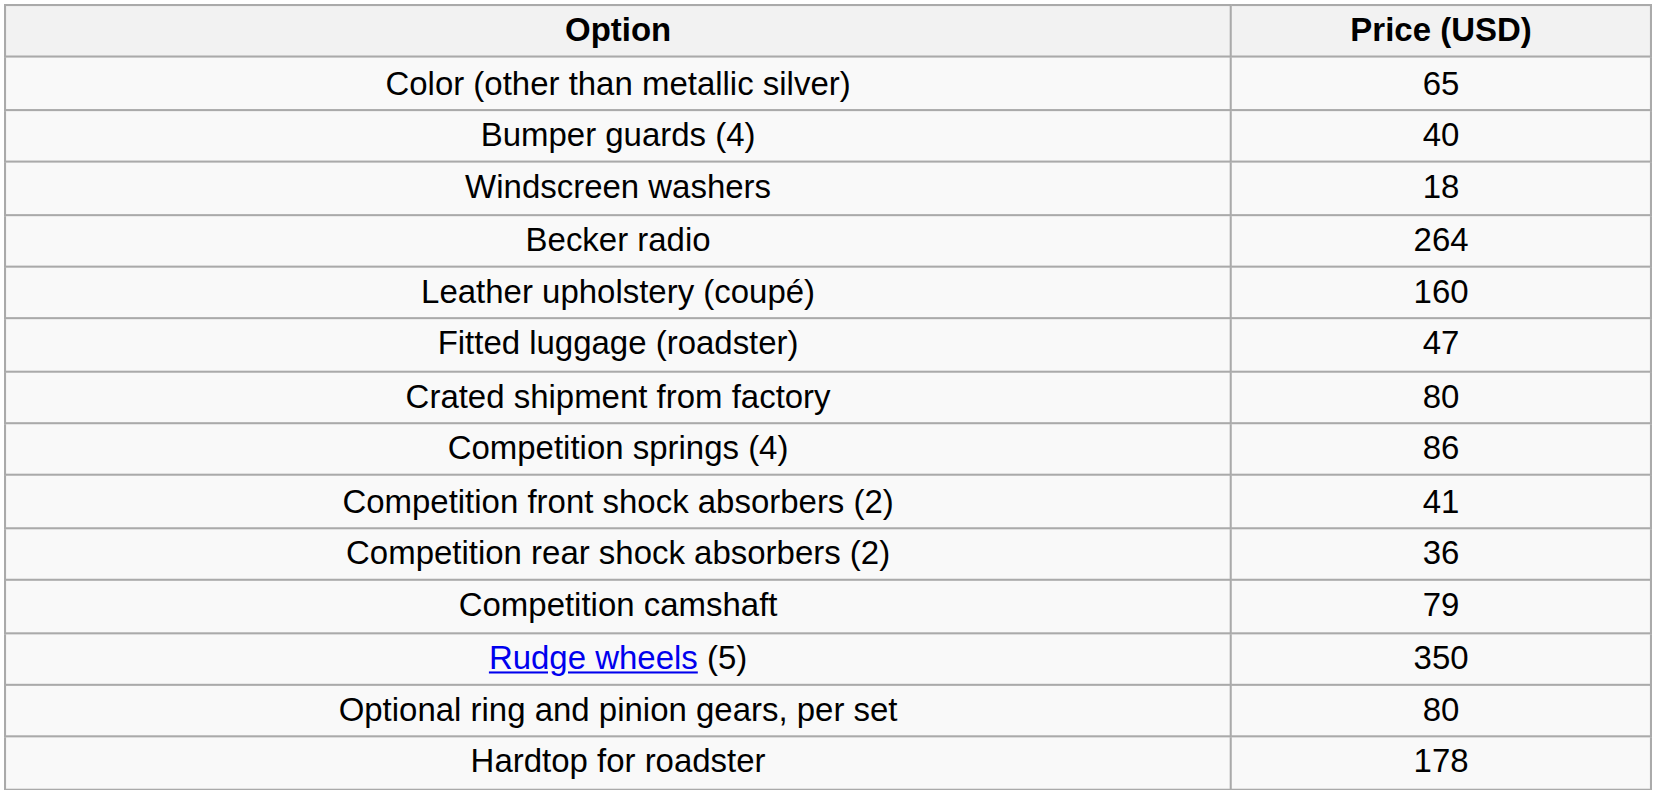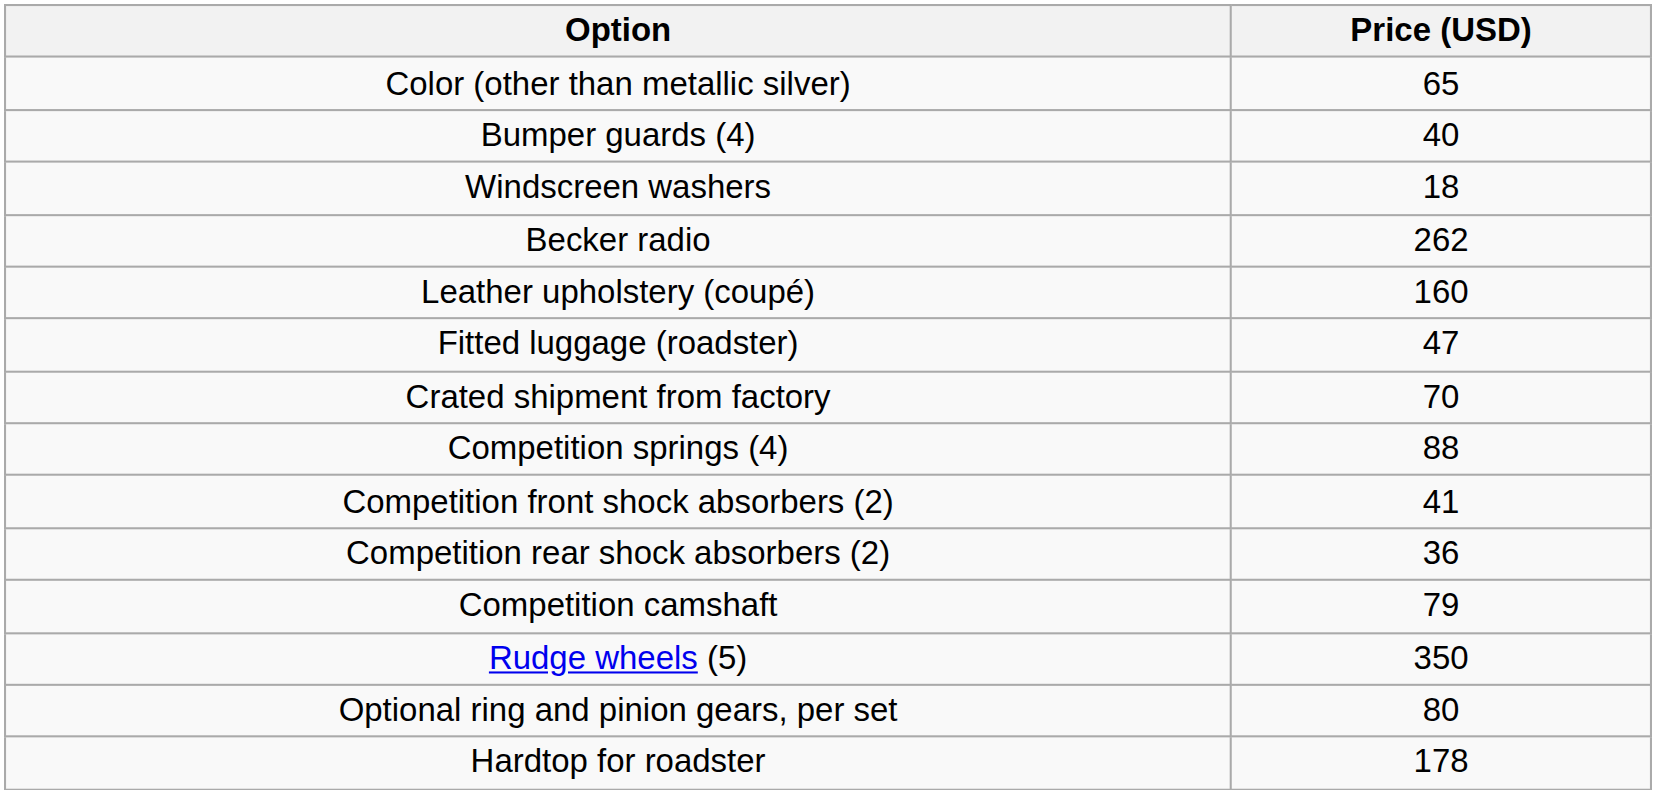(1441, 239) 264 -> (1441, 239) 262
(1441, 396) 80 -> (1441, 396) 70
(1441, 448) 86 -> (1441, 448) 88
